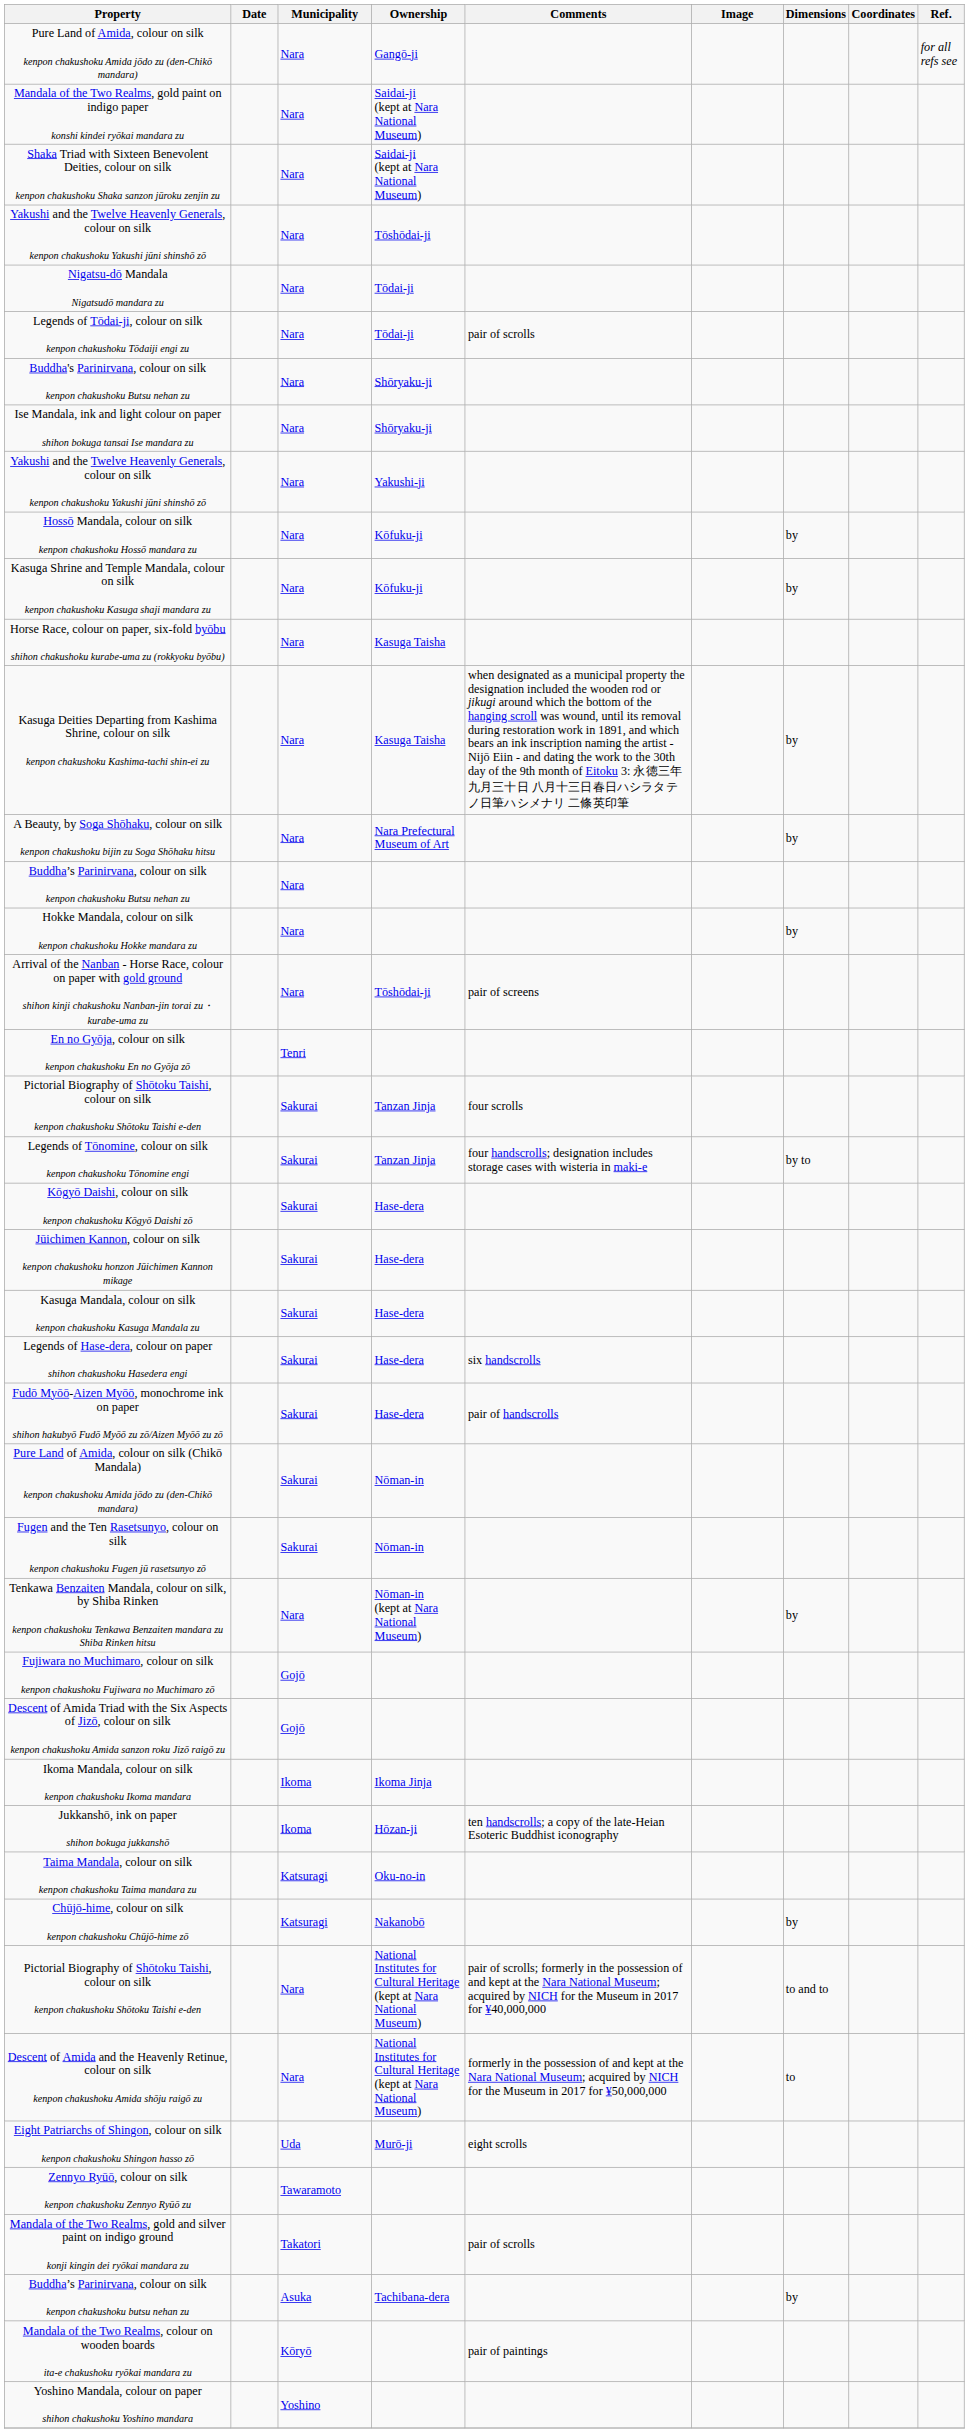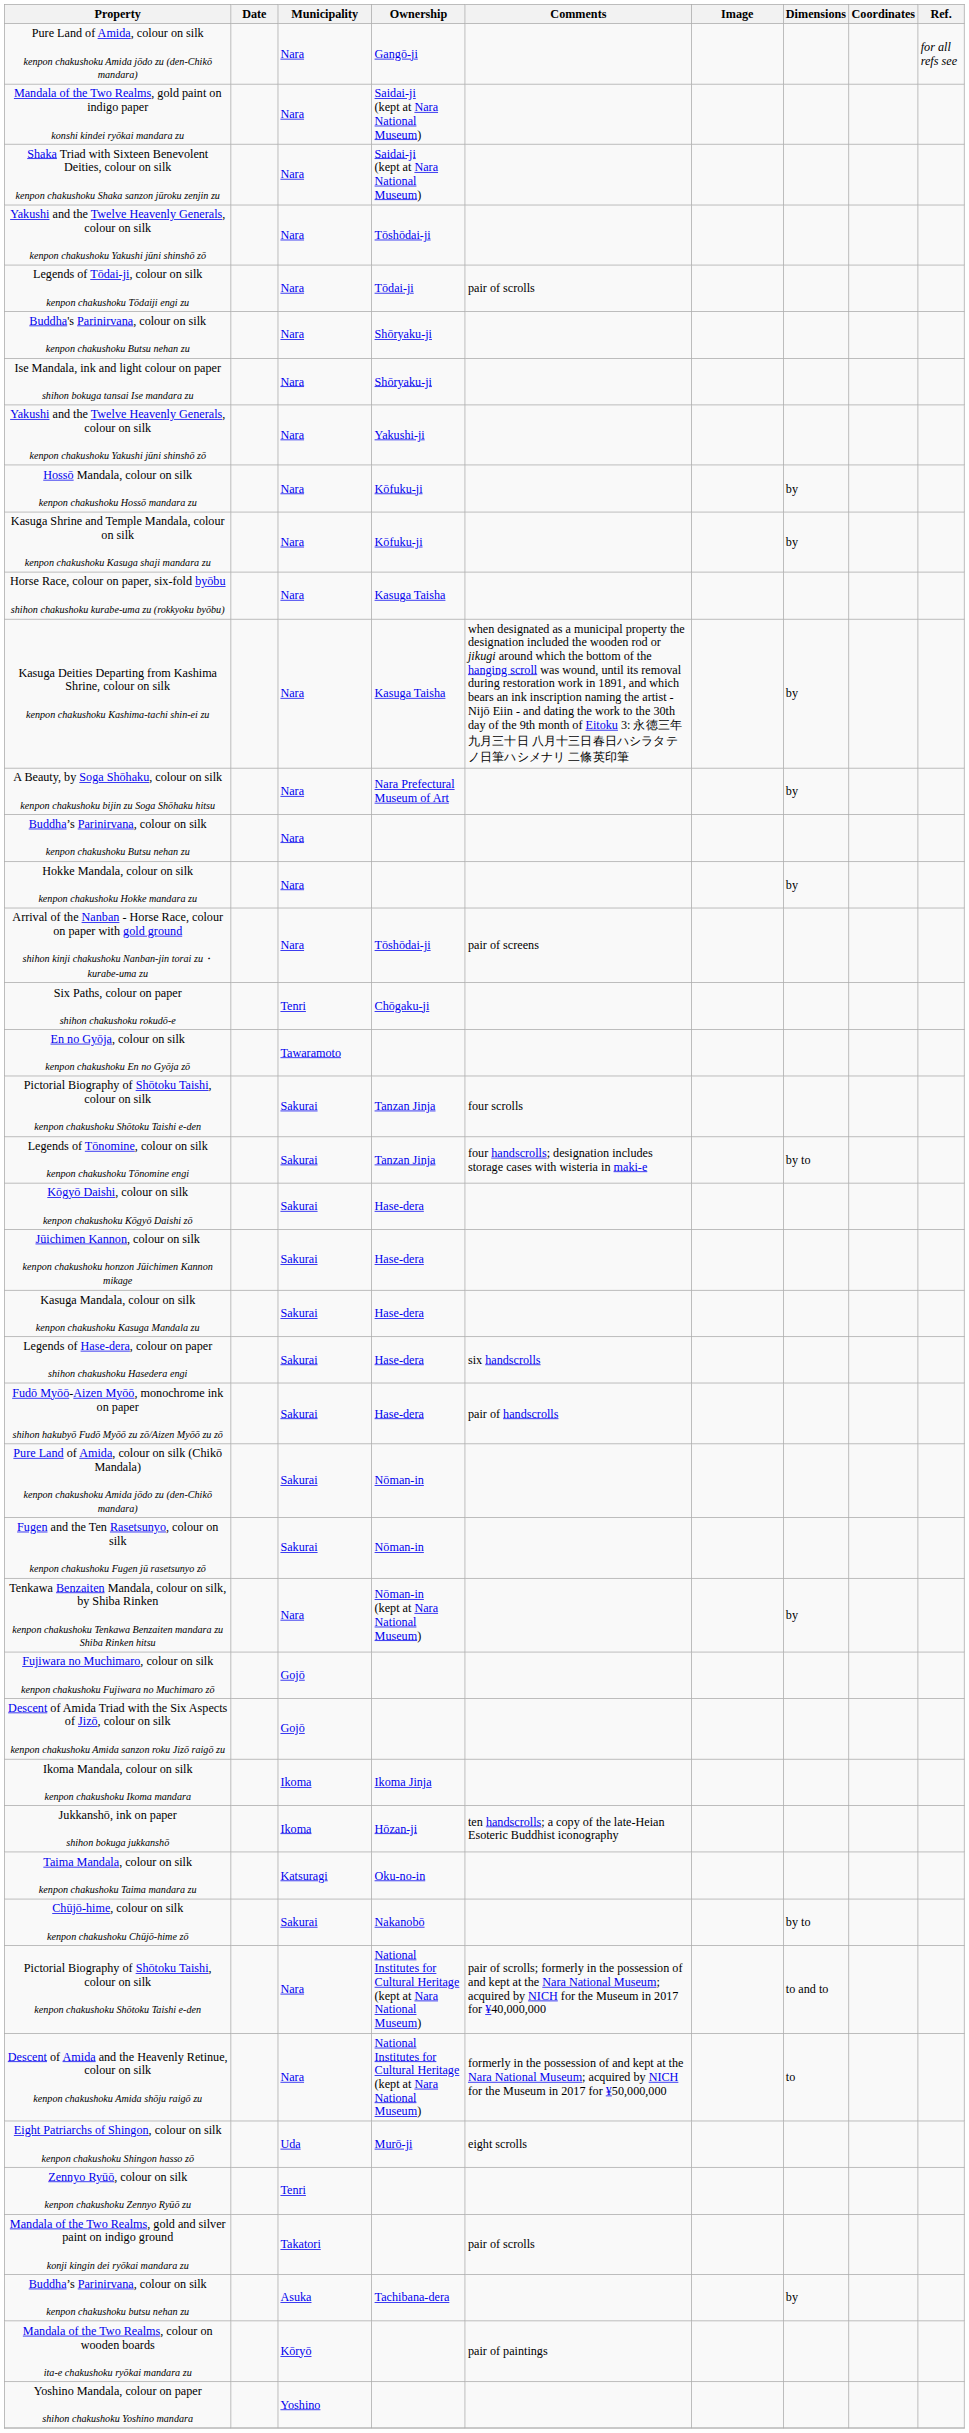- row: (118, 288)
+ row: (118, 1006)
(293, 1052) Tenri -> (311, 1052) Tawaramoto
(304, 1922) Katsuragi -> (299, 1922) Sakurai
(792, 1922) by -> (798, 1922) by to
(311, 2190) Tawaramoto -> (293, 2190) Tenri
